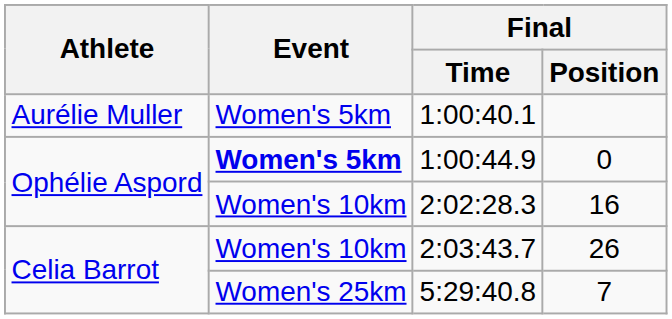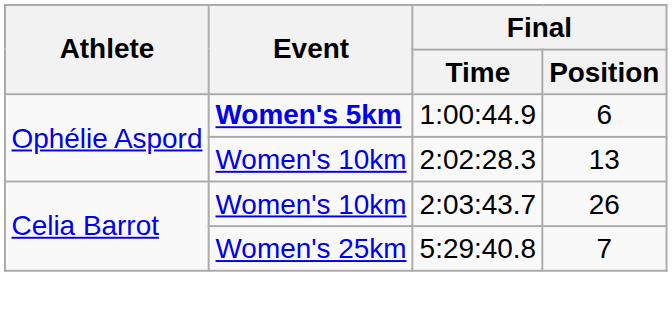- row: (478, 116)
(604, 160) 0 -> (604, 116) 6
(604, 204) 16 -> (604, 160) 13
